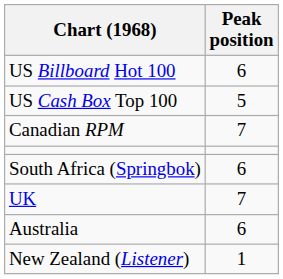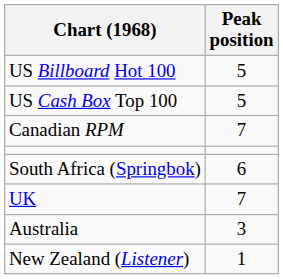(242, 70) 6 -> (242, 70) 5
(242, 229) 6 -> (242, 229) 3
